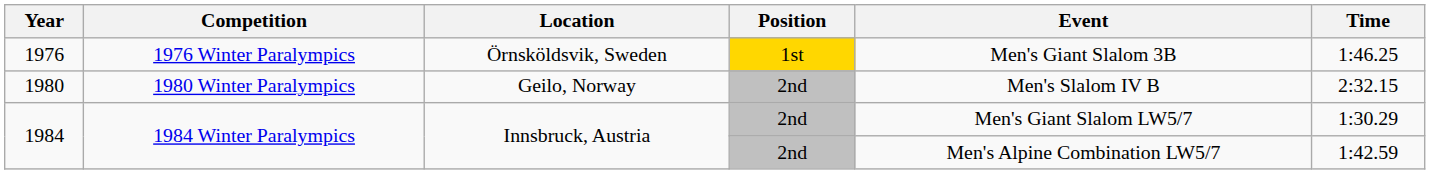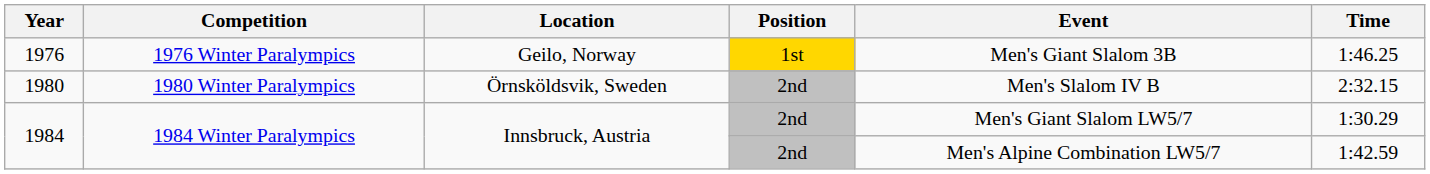(577, 54) Örnsköldsvik, Sweden -> (577, 54) Geilo, Norway
(577, 86) Geilo, Norway -> (577, 86) Örnsköldsvik, Sweden
